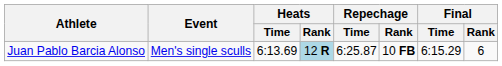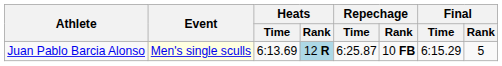(201, 52) no background -> (201, 52) lightyellow background
(481, 52) 6 -> (481, 52) 5
